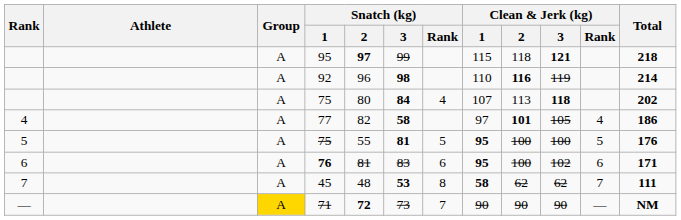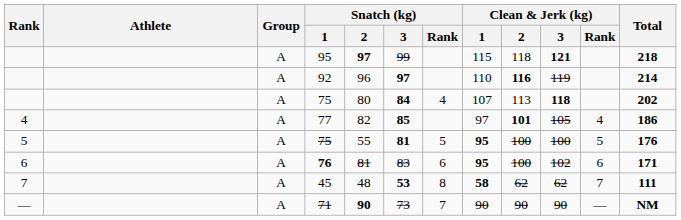(403, 78) 98 -> (403, 78) 97
(403, 120) 58 -> (403, 120) 85
(281, 204) gold background -> (281, 204) no background
(364, 204) 72 -> (364, 204) 90
